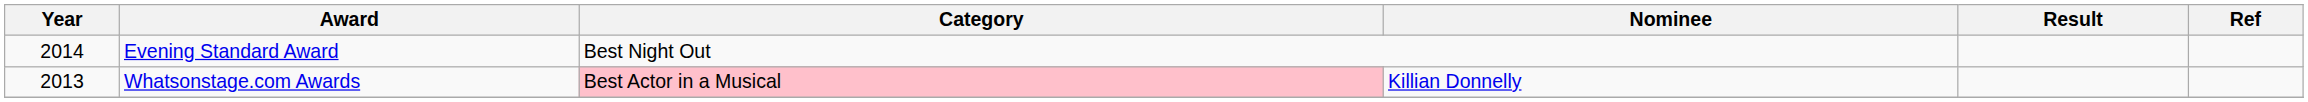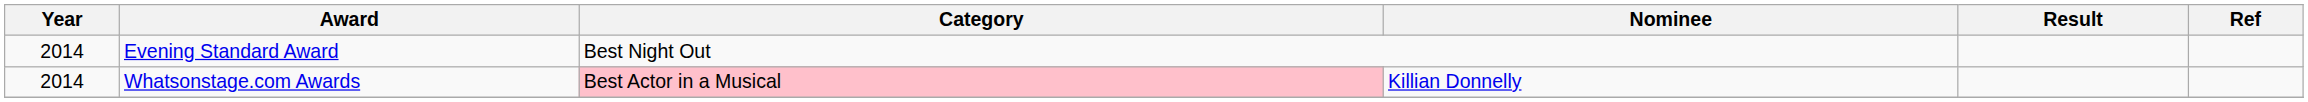(62, 81) 2013 -> (62, 81) 2014
